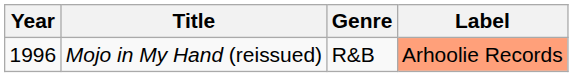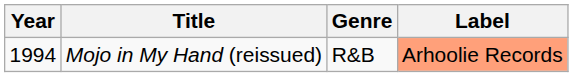(33, 54) 1996 -> (33, 54) 1994
